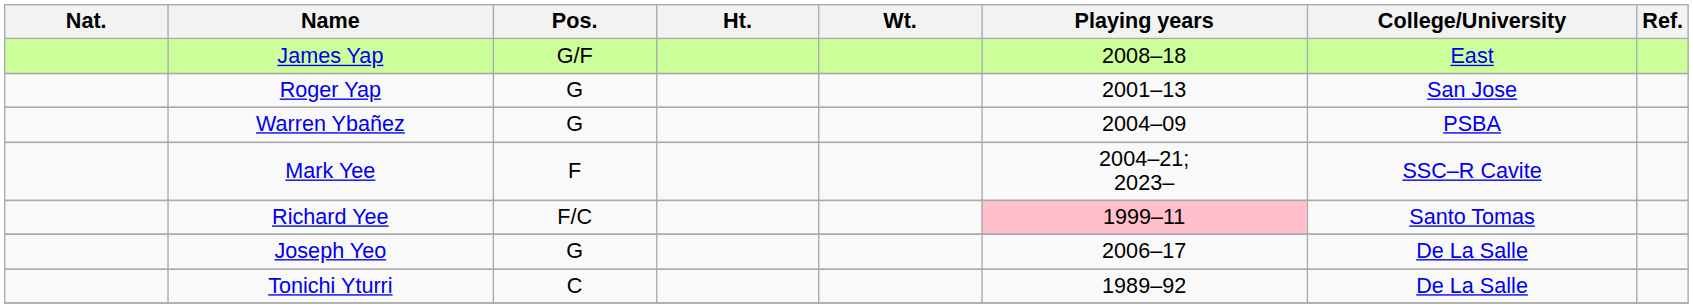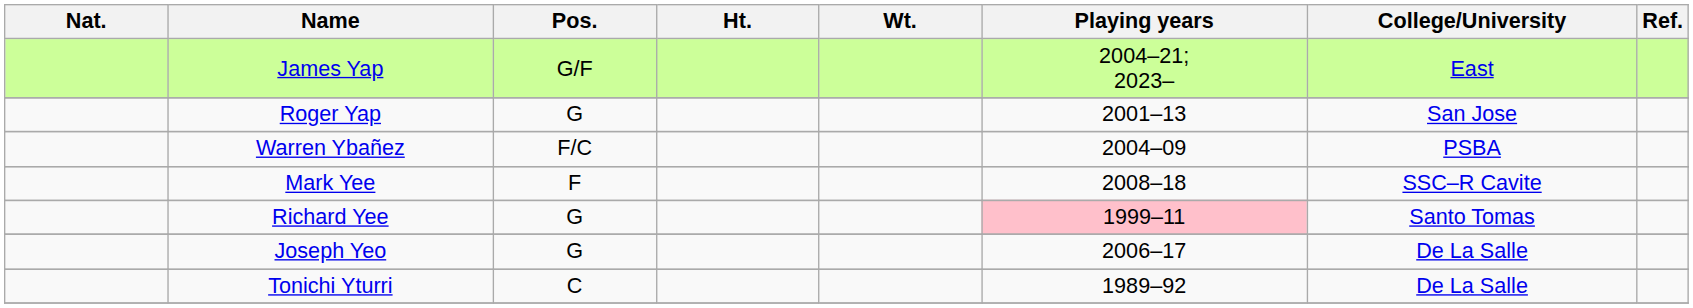(1144, 55) 2008–18 -> (1144, 68) 2004–21; 2023–
(575, 124) G -> (575, 148) F/C
(1144, 170) 2004–21; 2023– -> (1144, 182) 2008–18
(575, 217) F/C -> (575, 217) G
